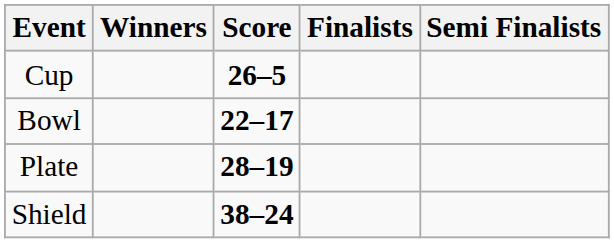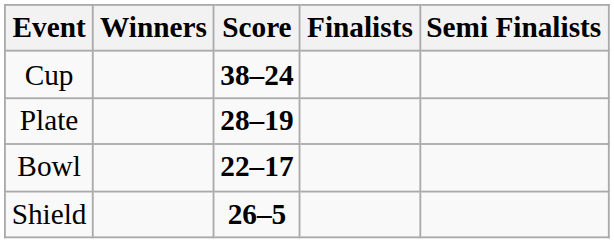(257, 74) 26–5 -> (257, 74) 38–24
rows swapped: (49, 167) <-> (49, 120)
(257, 213) 38–24 -> (257, 213) 26–5
